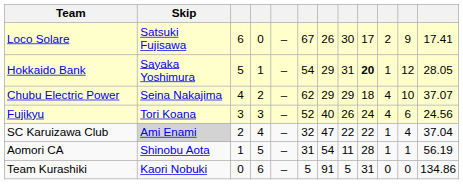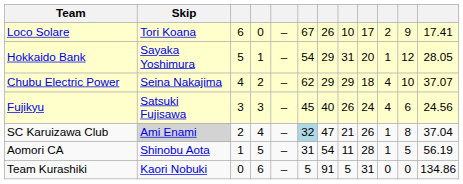(163, 38) Satsuki Fujisawa -> (168, 32) Tori Koana
(348, 38) 30 -> (348, 32) 10
(368, 70) bold -> (368, 57) normal
(168, 114) Tori Koana -> (163, 107) Satsuki Fujisawa
(308, 114) 52 -> (308, 107) 45
(308, 132) no background -> (308, 132) lightblue background
(348, 132) 22 -> (348, 132) 21
(368, 132) 22 -> (368, 132) 26
(408, 132) 4 -> (408, 132) 8
(408, 151) 1 -> (408, 151) 5
